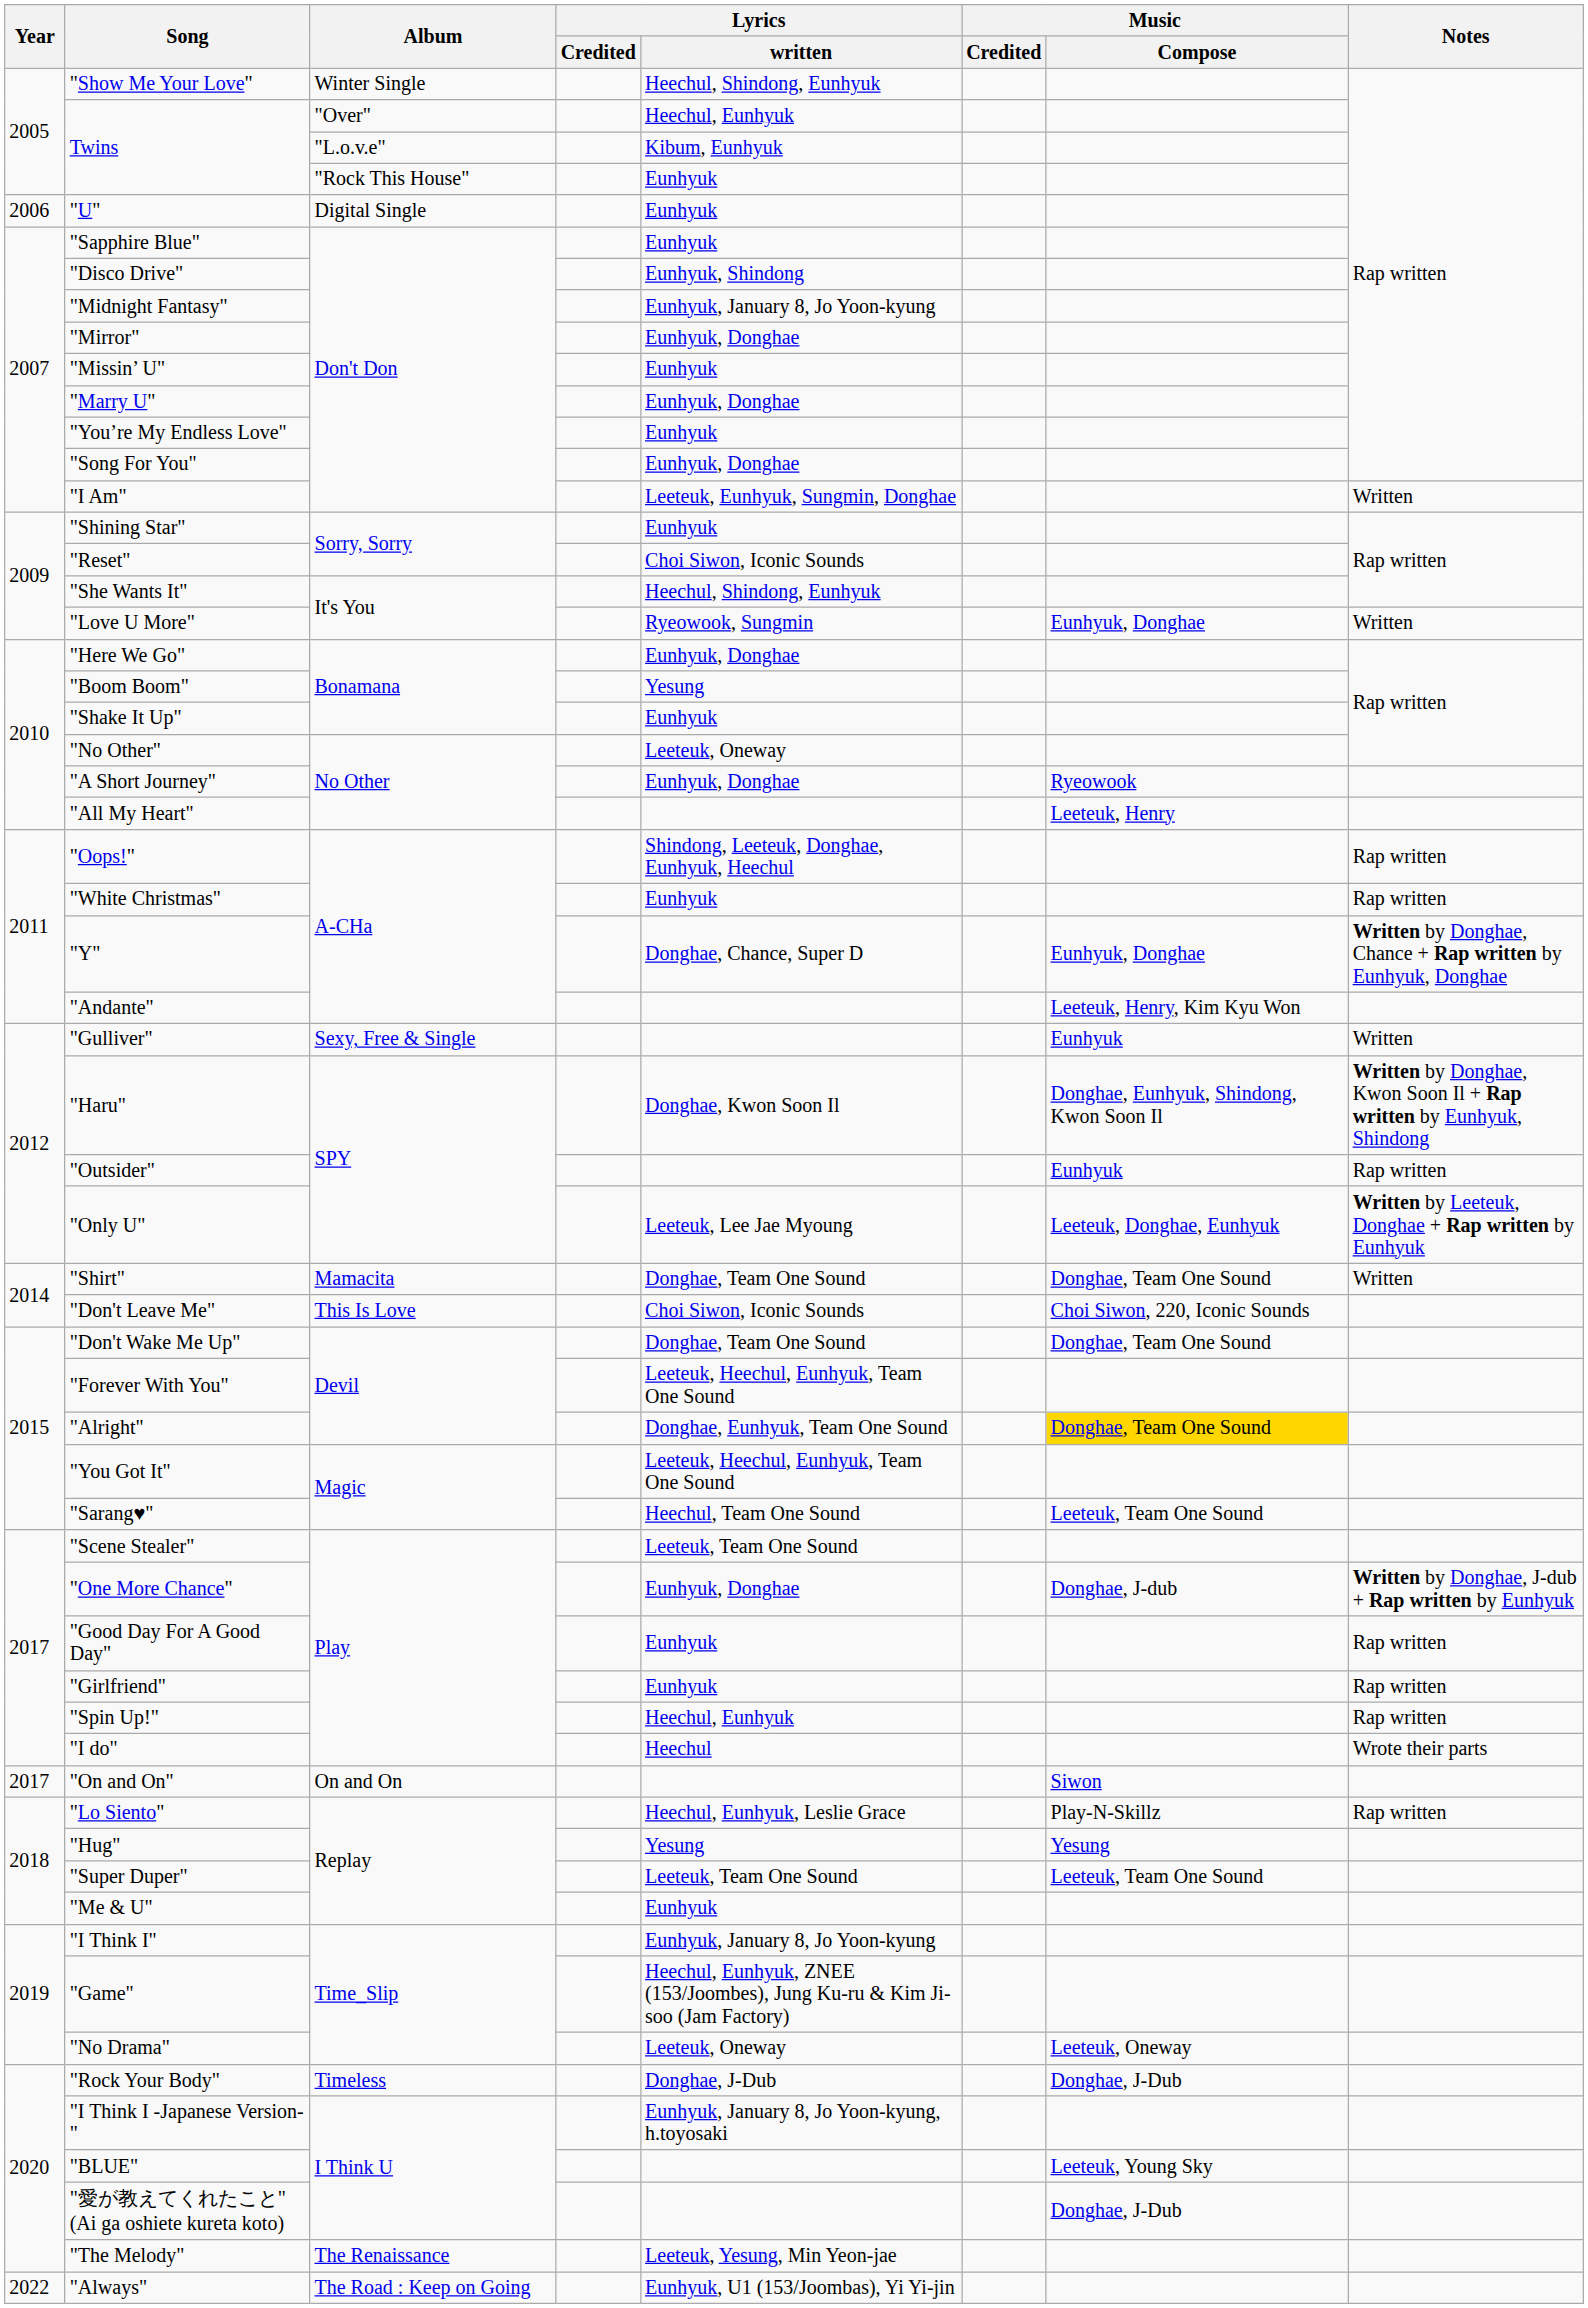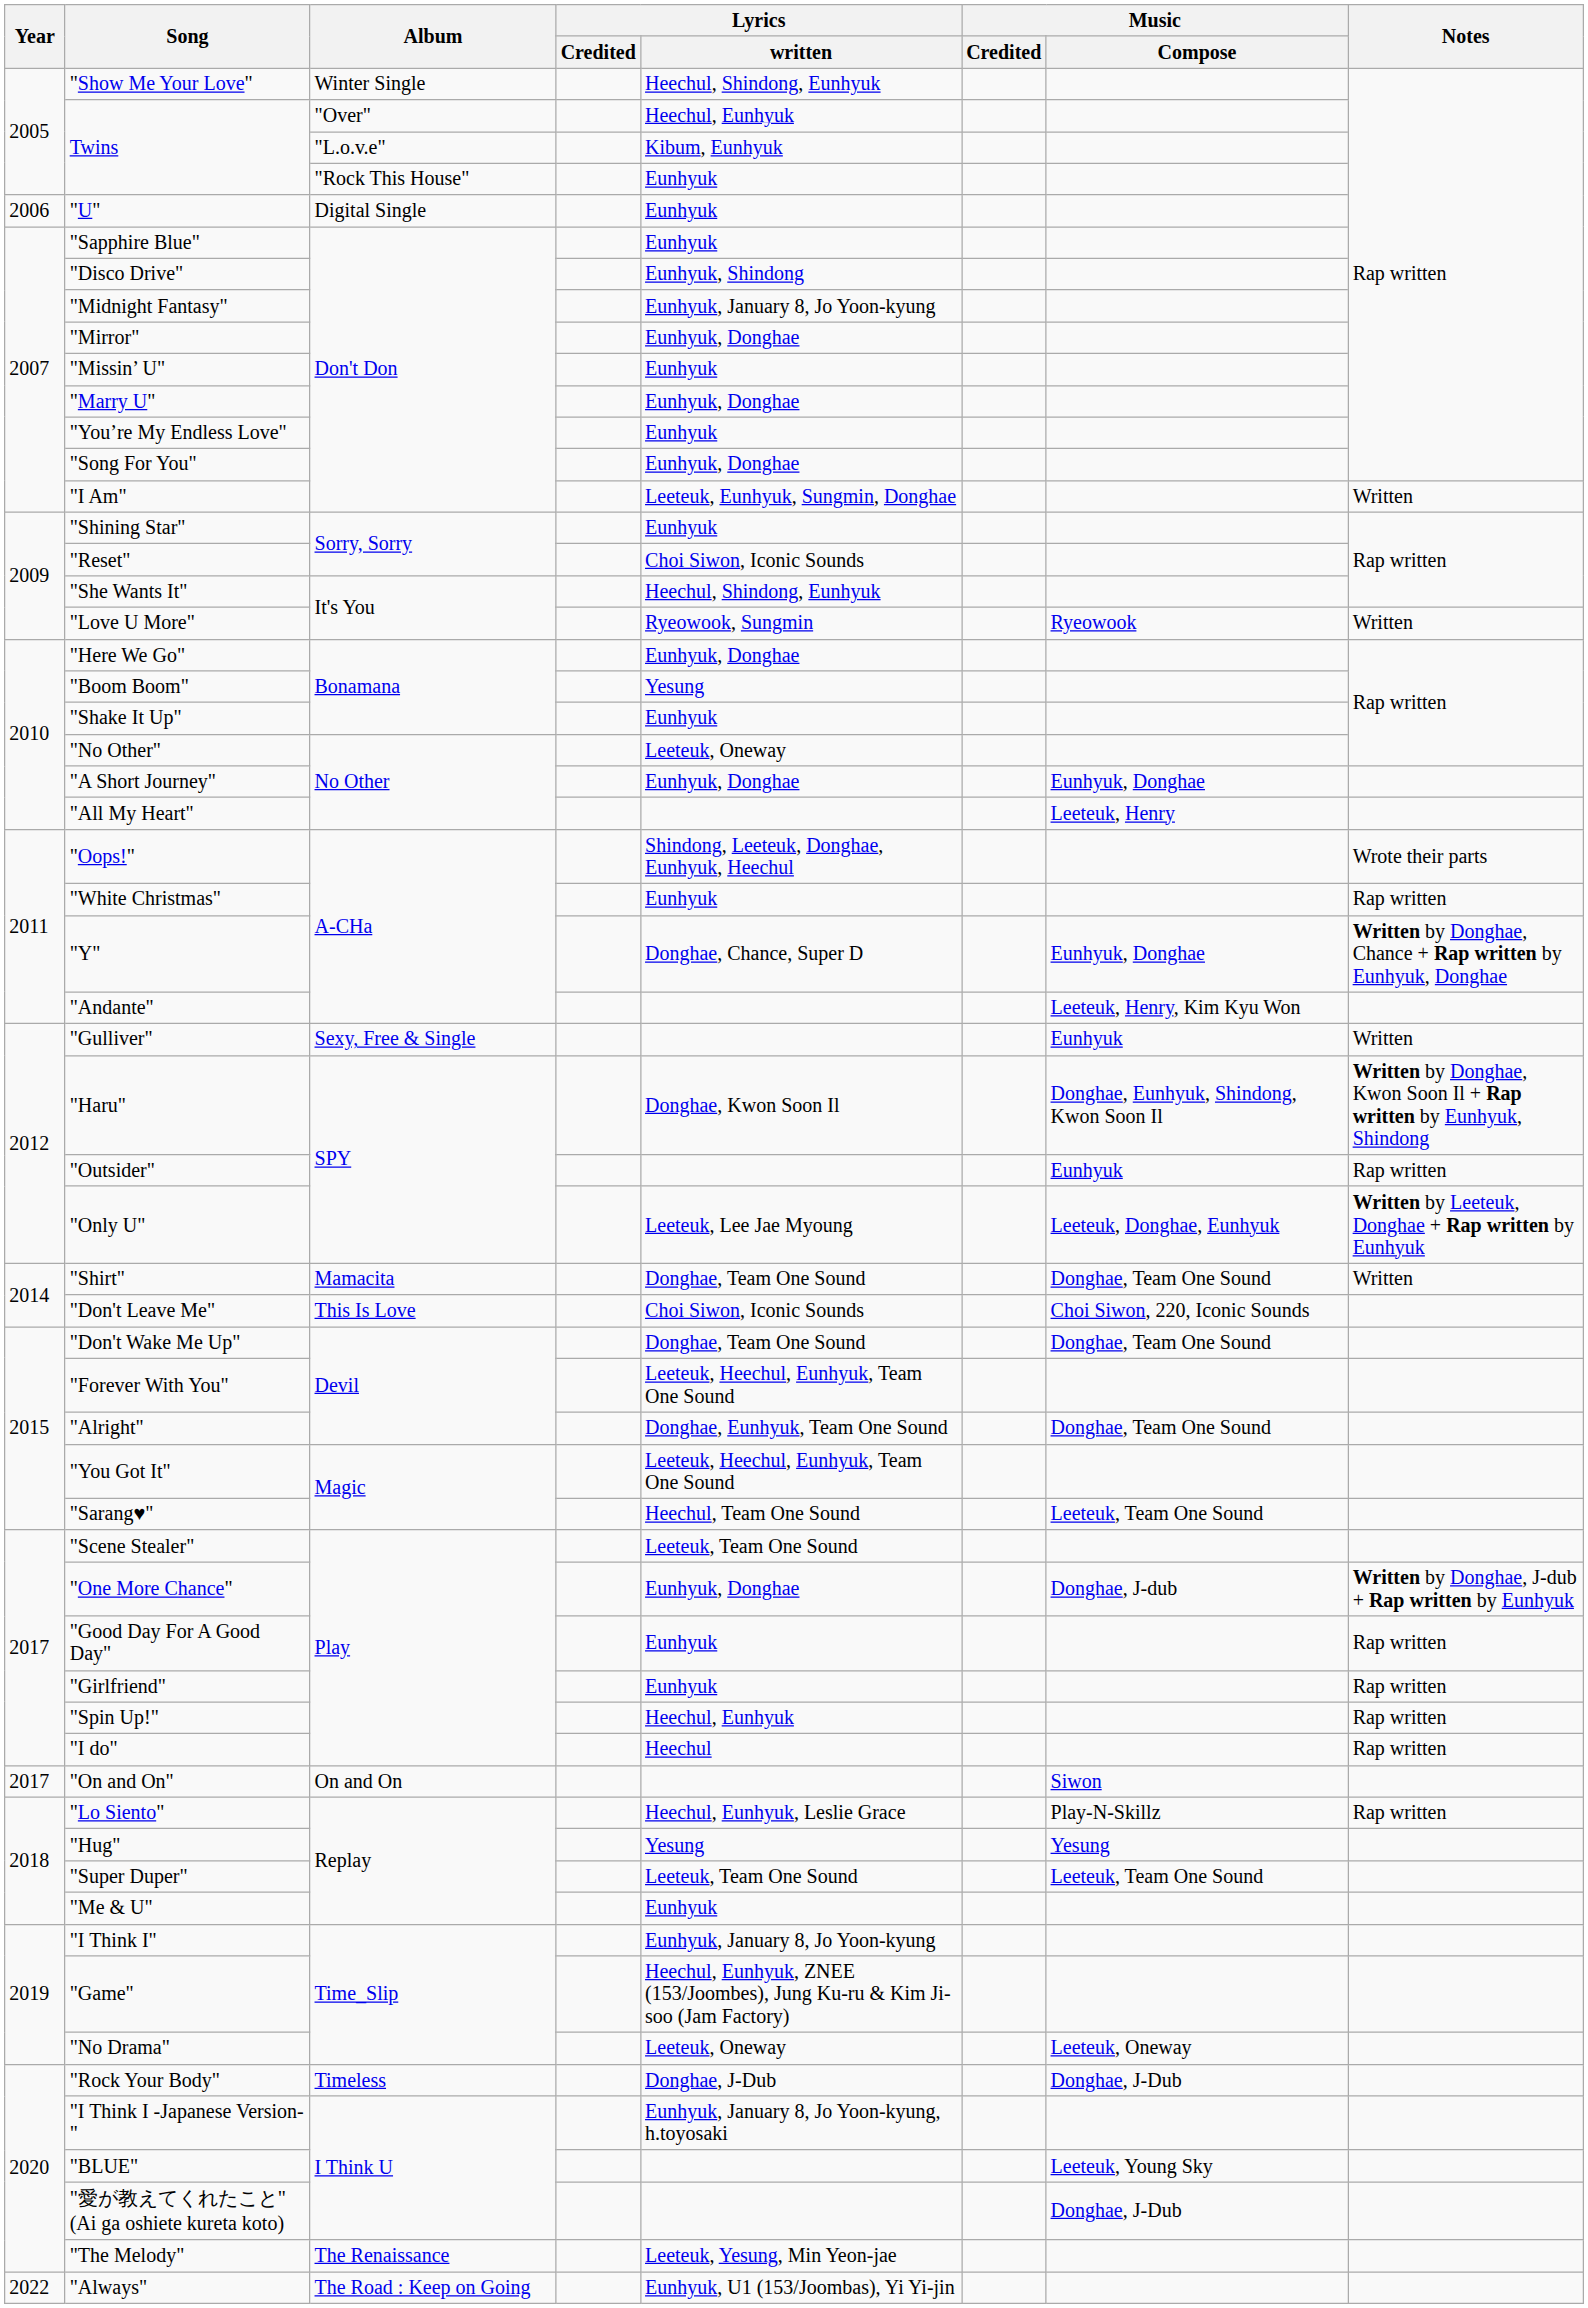(1128, 623) Eunhyuk, Donghae -> (1093, 623) Ryeowook
(1093, 781) Ryeowook -> (1128, 781) Eunhyuk, Donghae
(1400, 856) Rap written -> (1420, 856) Wrote their parts
(1161, 1428) gold background -> (1161, 1428) no background
(1420, 1749) Wrote their parts -> (1400, 1749) Rap written
